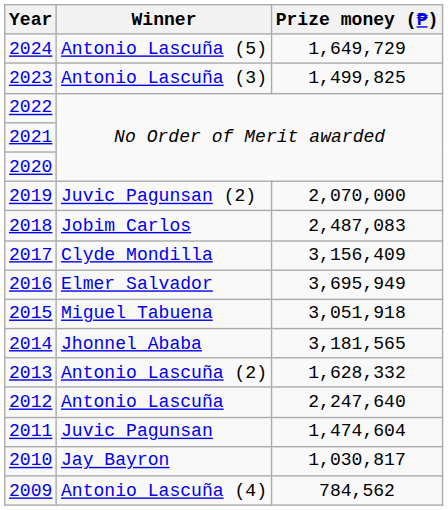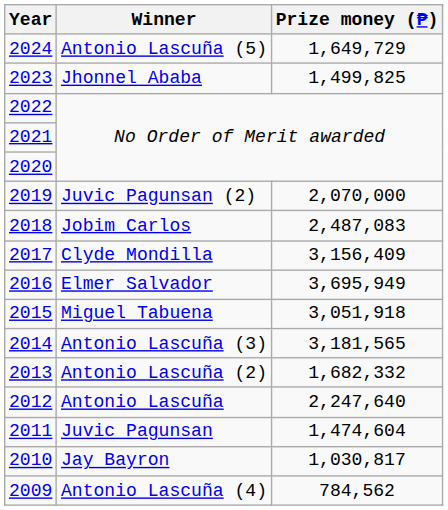(164, 78) Antonio Lascuña (3) -> (131, 78) Jhonnel Ababa
(131, 343) Jhonnel Ababa -> (164, 343) Antonio Lascuña (3)
(357, 373) 1,628,332 -> (357, 373) 1,682,332
